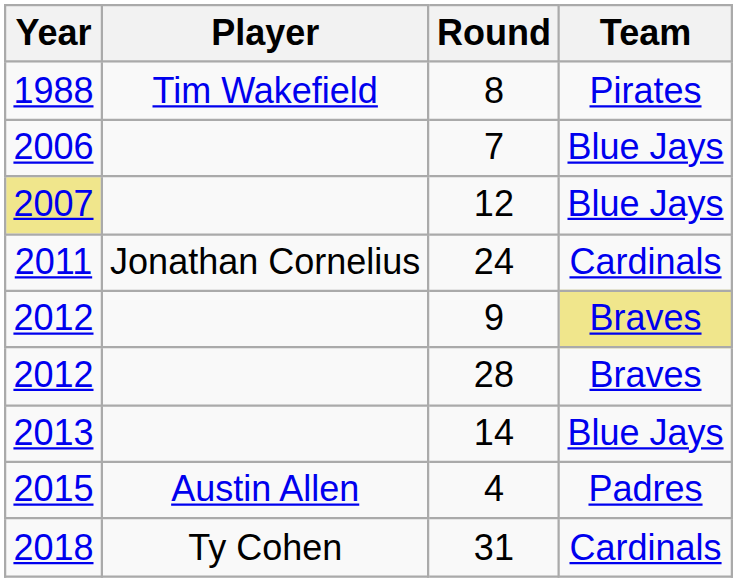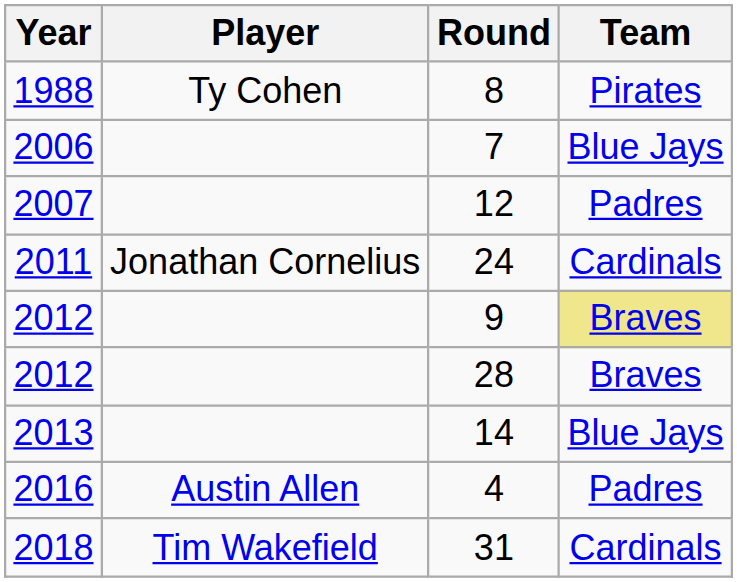(265, 90) Tim Wakefield -> (265, 90) Ty Cohen
(53, 204) khaki background -> (53, 204) no background
(646, 204) Blue Jays -> (646, 204) Padres
(53, 489) 2015 -> (53, 489) 2016
(265, 546) Ty Cohen -> (265, 546) Tim Wakefield
